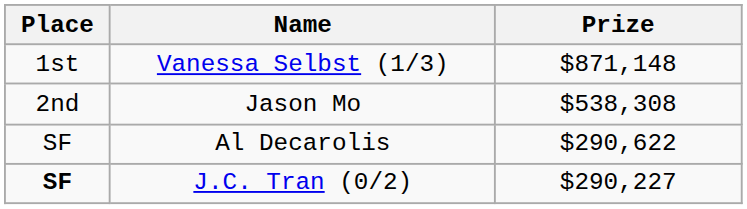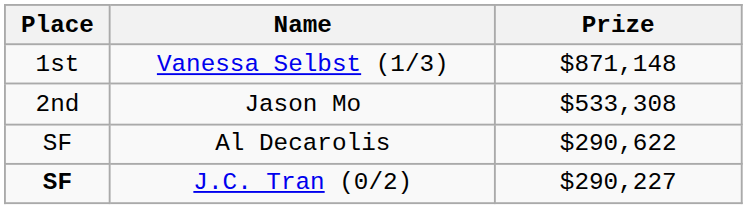(618, 104) $538,308 -> (618, 104) $533,308
